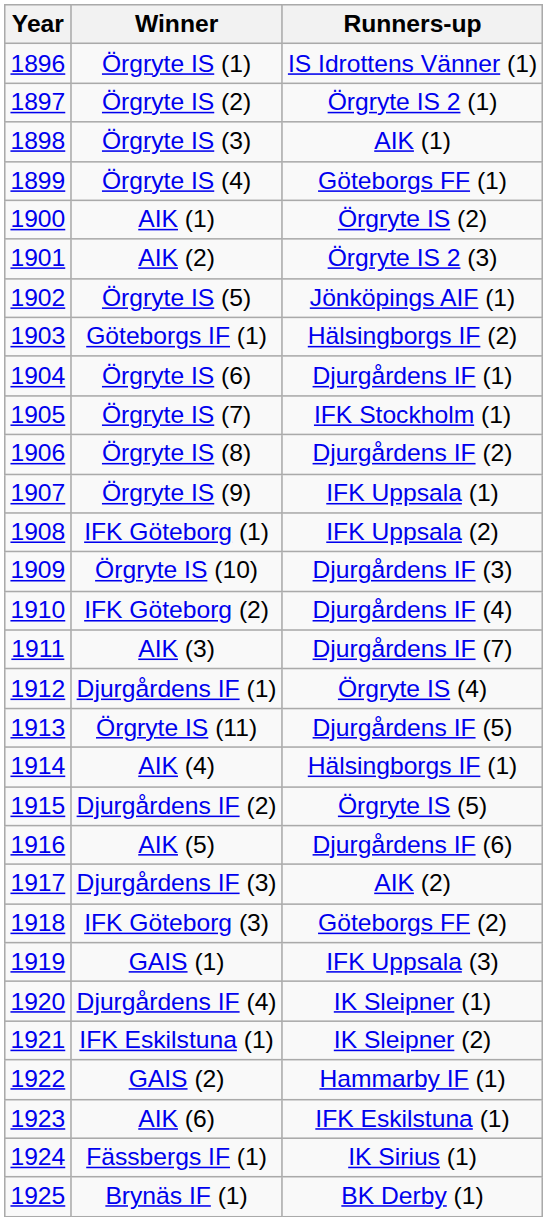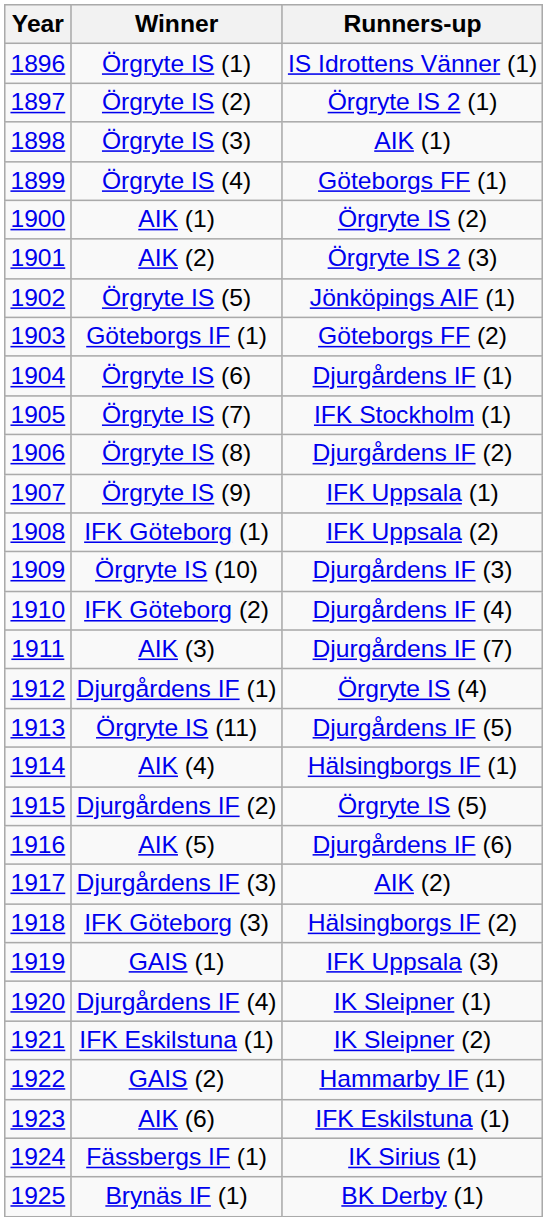(413, 336) Hälsingborgs IF (2) -> (413, 336) Göteborgs FF (2)
(413, 922) Göteborgs FF (2) -> (413, 922) Hälsingborgs IF (2)
